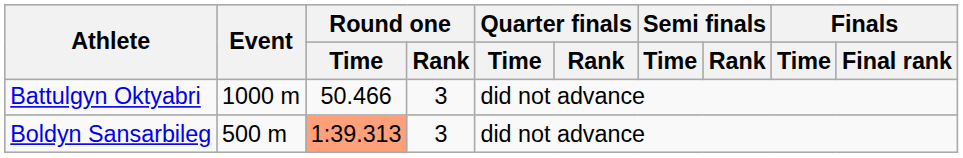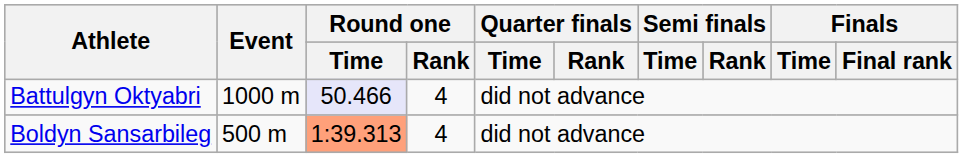(356, 97) no background -> (356, 97) lavender background
(441, 97) 3 -> (441, 97) 4
(441, 134) 3 -> (441, 134) 4
